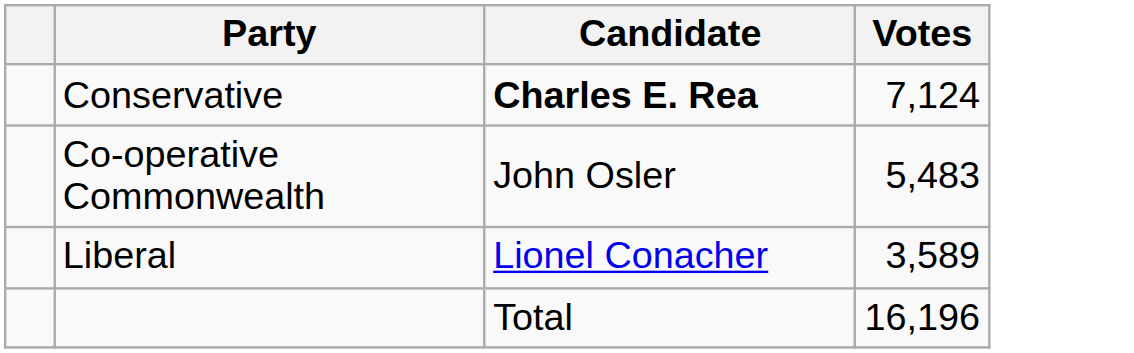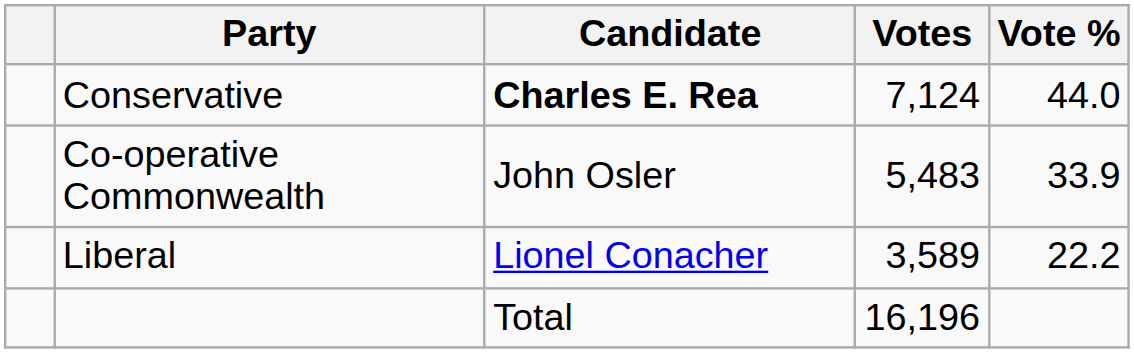+ column: (1059, 34)
